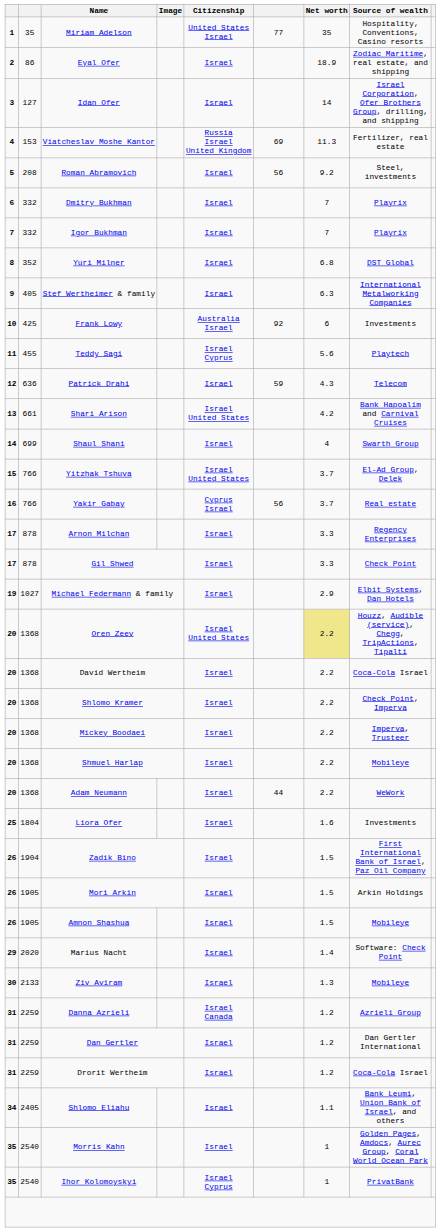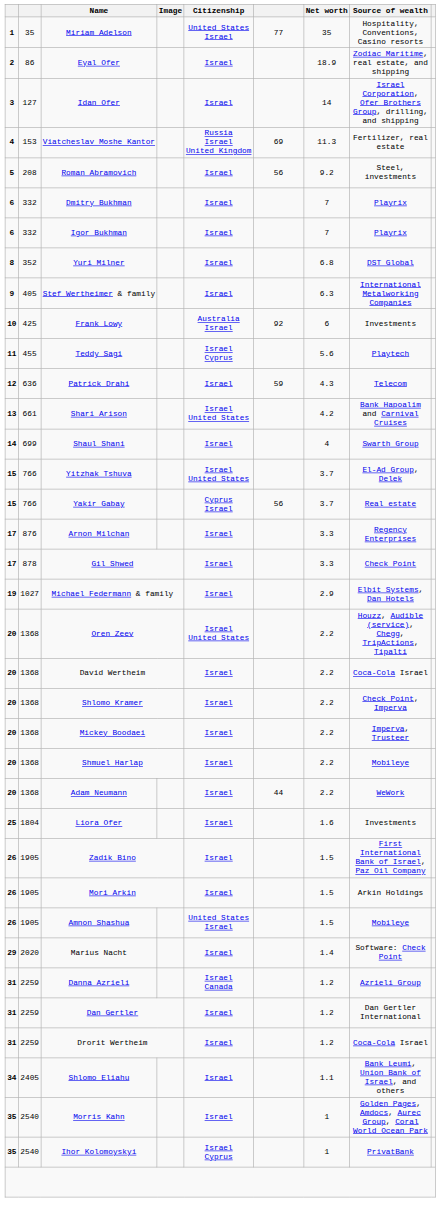(12, 233) 7 -> (12, 233) 6
(12, 504) 16 -> (12, 504) 15
(30, 534) 878 -> (30, 534) 876
(327, 634) khaki background -> (327, 634) no background
(30, 858) 1904 -> (30, 858) 1905
(219, 923) Israel -> (219, 923) United States Israel
- row: (99, 983)
